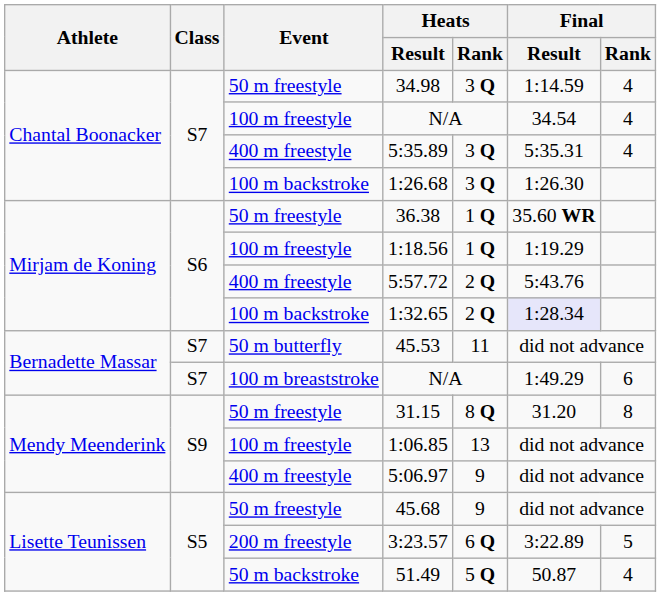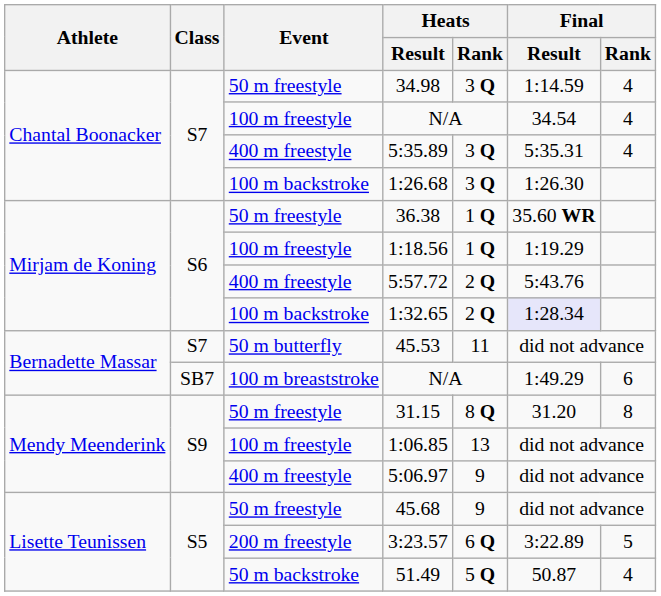(197, 379) S7 -> (197, 379) SB7
